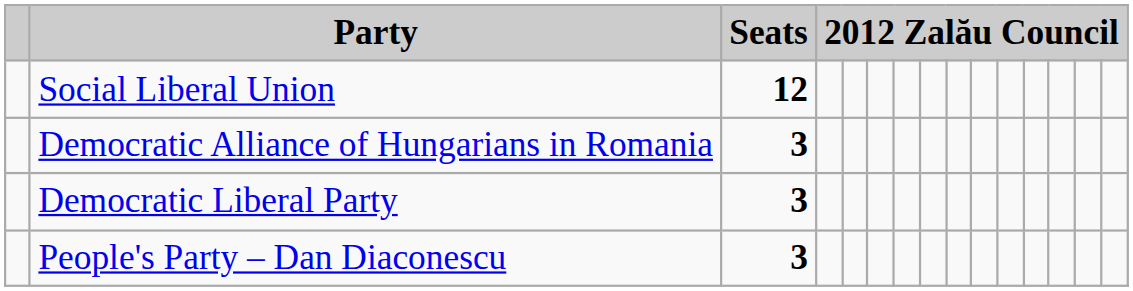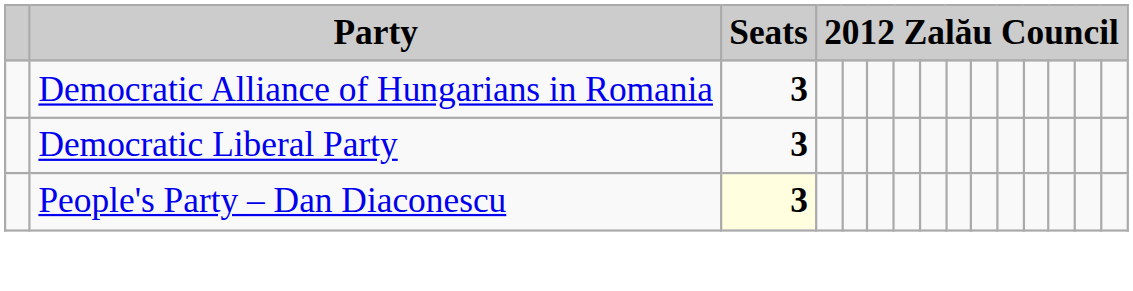- row: (187, 88)
(799, 256) no background -> (799, 200) lightyellow background
